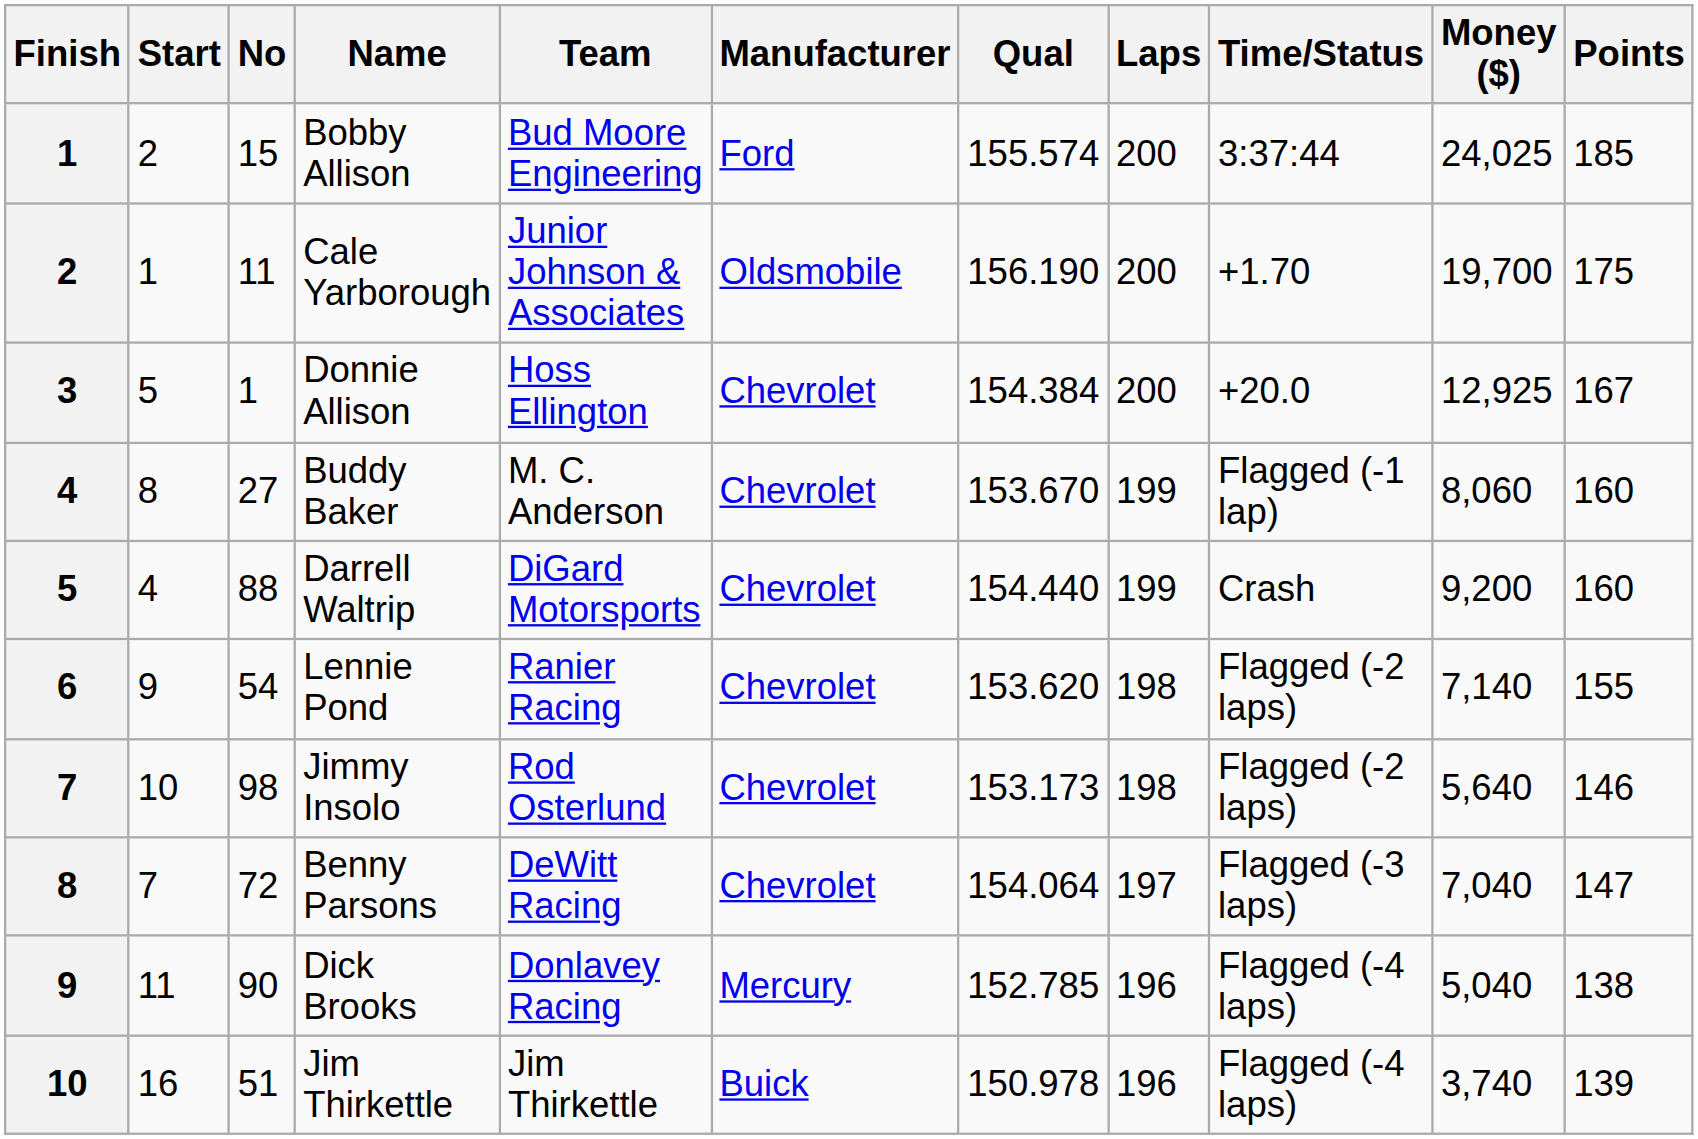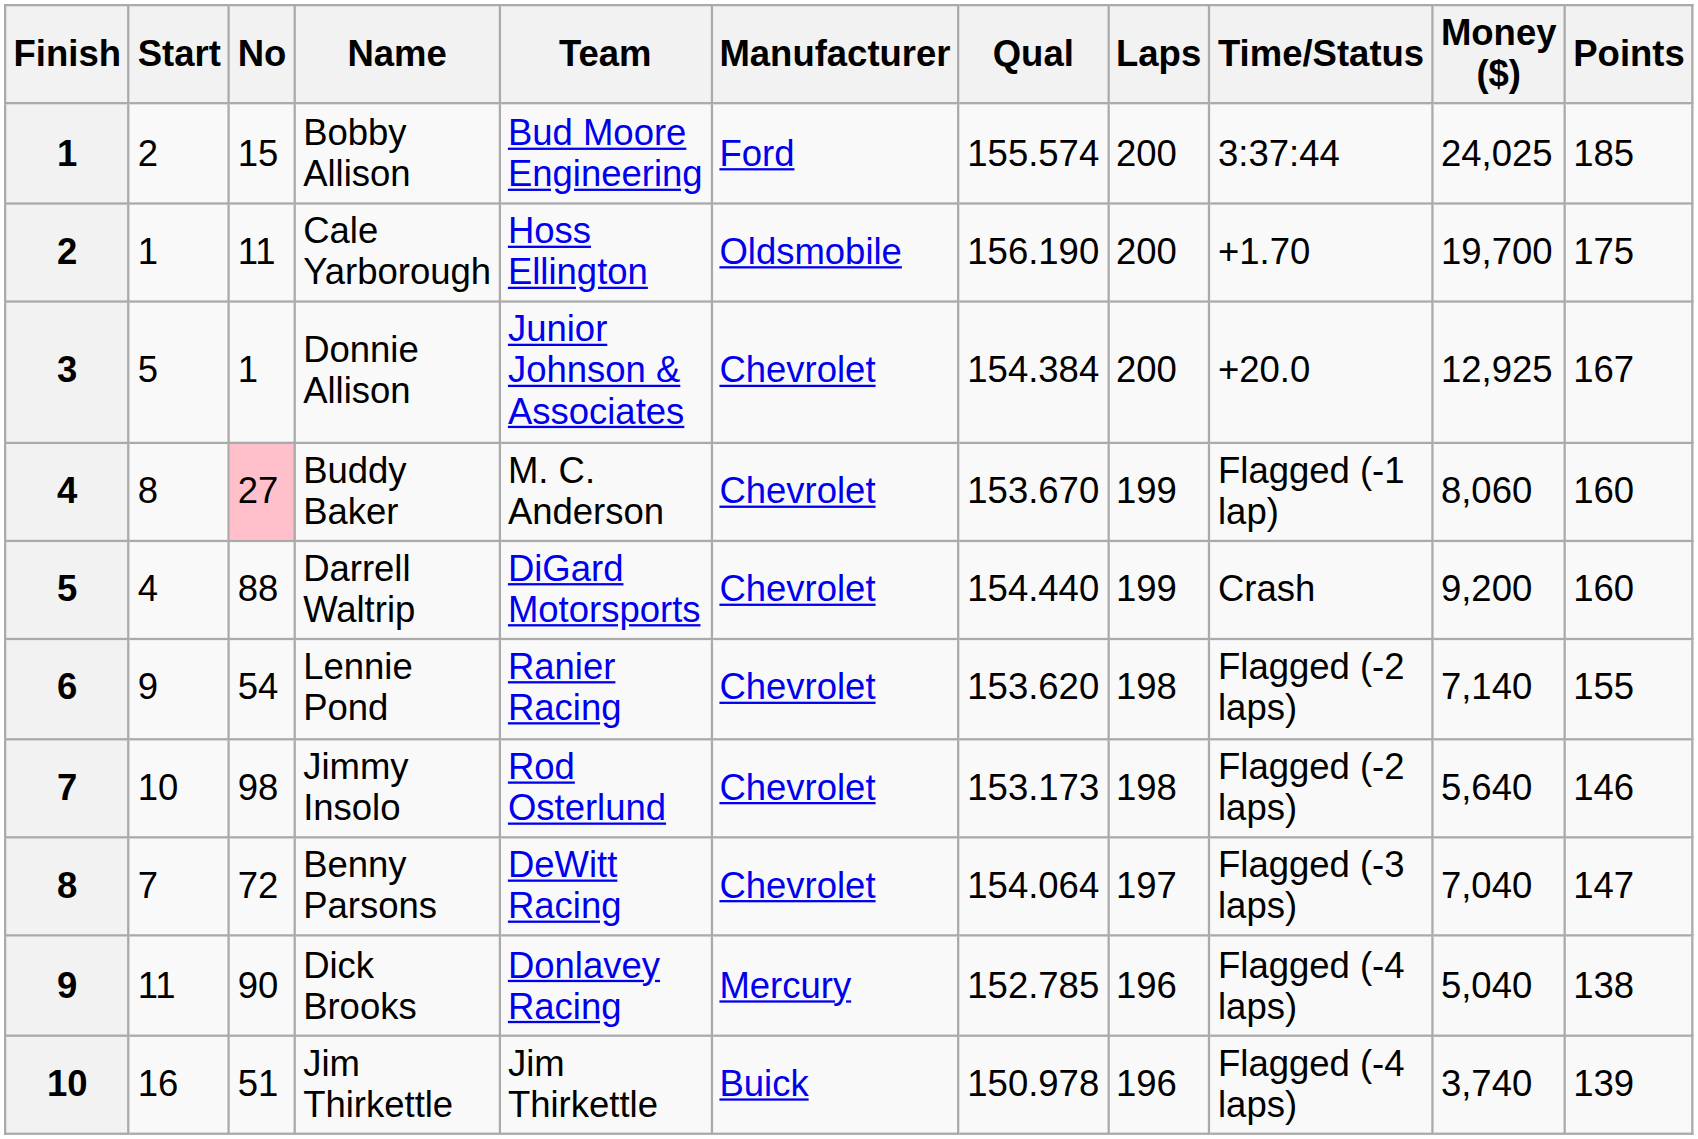(596, 272) Junior Johnson & Associates -> (578, 251) Hoss Ellington
(578, 391) Hoss Ellington -> (596, 371) Junior Johnson & Associates
(258, 490) no background -> (258, 490) pink background
